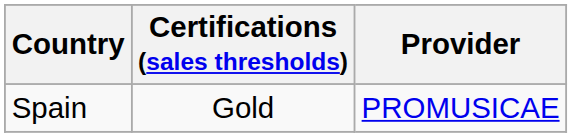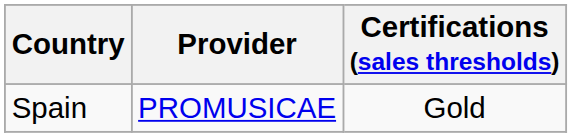columns swapped: (461, 44) <-> (243, 44)
